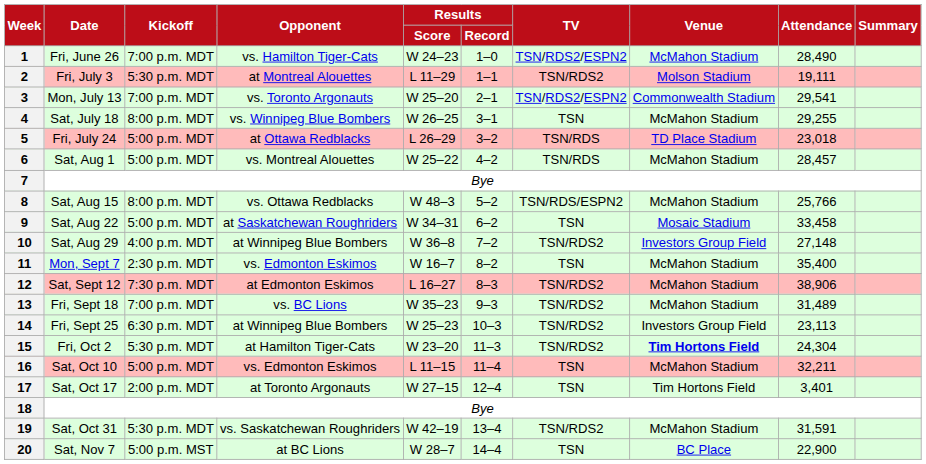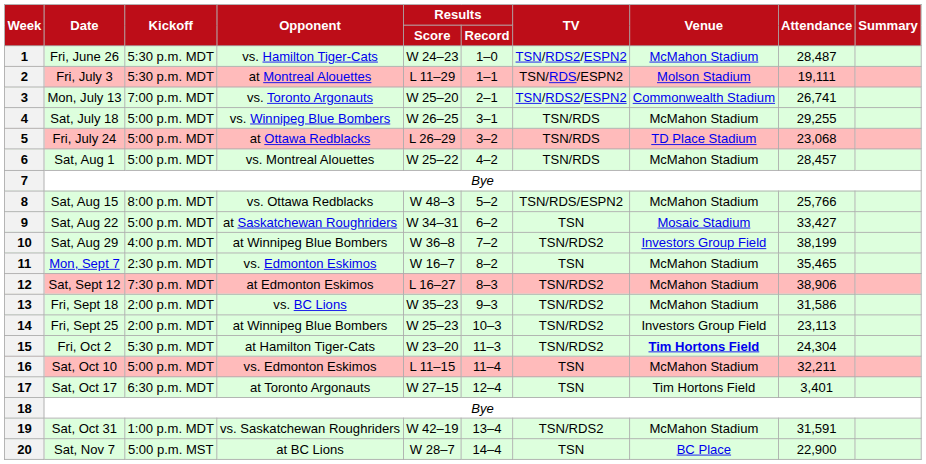(171, 56) 7:00 p.m. MDT -> (171, 56) 5:30 p.m. MDT
(817, 56) 28,490 -> (817, 56) 28,487
(571, 77) TSN/RDS2 -> (571, 77) TSN/RDS/ESPN2
(817, 98) 29,541 -> (817, 98) 26,741
(171, 118) 8:00 p.m. MDT -> (171, 118) 5:00 p.m. MDT
(571, 118) TSN -> (571, 118) TSN/RDS
(817, 139) 23,018 -> (817, 139) 23,068
(817, 222) 33,458 -> (817, 222) 33,427
(817, 243) 27,148 -> (817, 243) 38,199
(817, 263) 35,400 -> (817, 263) 35,465
(171, 305) 7:00 p.m. MDT -> (171, 305) 2:00 p.m. MDT
(817, 305) 31,489 -> (817, 305) 31,586
(171, 325) 6:30 p.m. MDT -> (171, 325) 2:00 p.m. MDT
(171, 387) 2:00 p.m. MDT -> (171, 387) 6:30 p.m. MDT
(171, 429) 5:30 p.m. MDT -> (171, 429) 1:00 p.m. MDT
